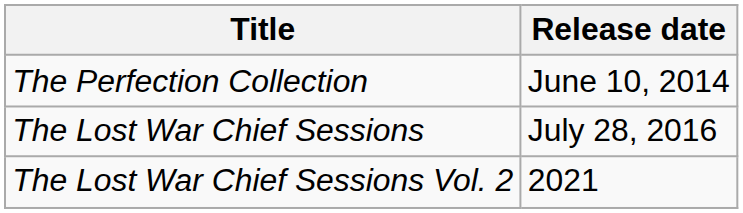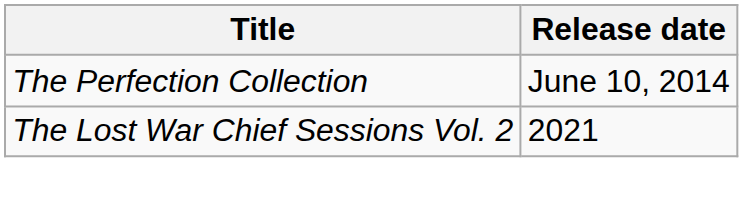- row: (218, 130)
